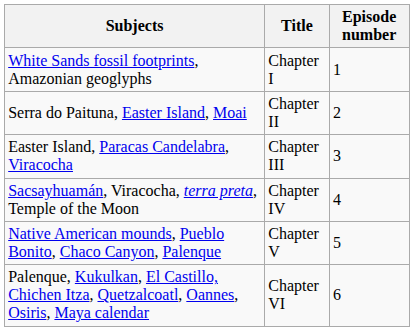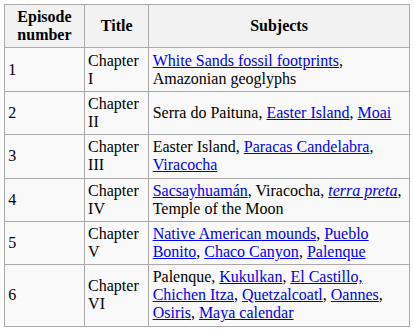columns swapped: (369, 26) <-> (135, 26)
